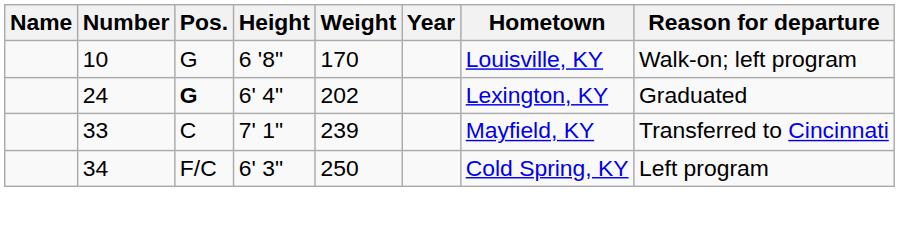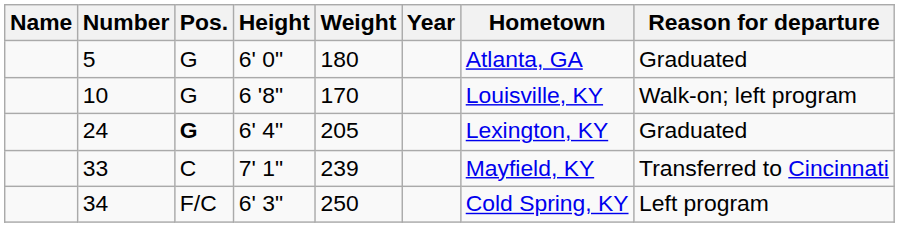+ row: (89, 58)
(340, 95) 202 -> (340, 131) 205
